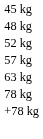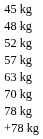+ row: (18, 94)
